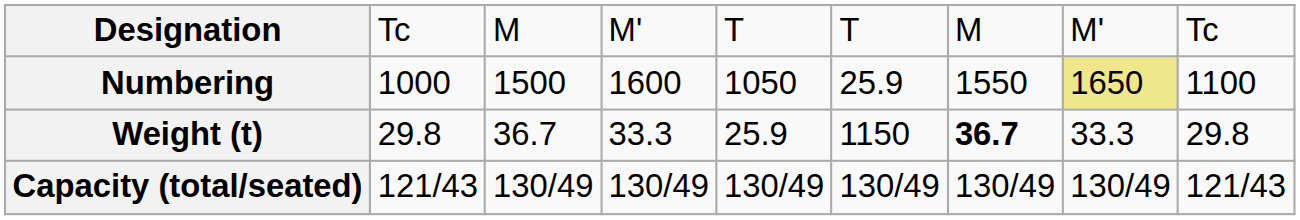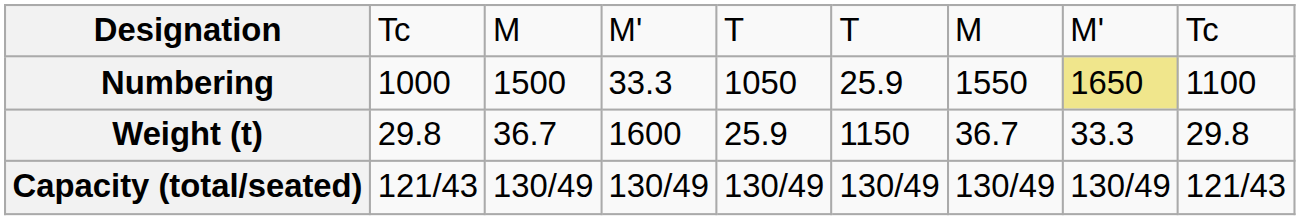(645, 82) 1600 -> (640, 82) 33.3
(640, 134) 33.3 -> (645, 134) 1600
(987, 134) bold -> (987, 134) normal
